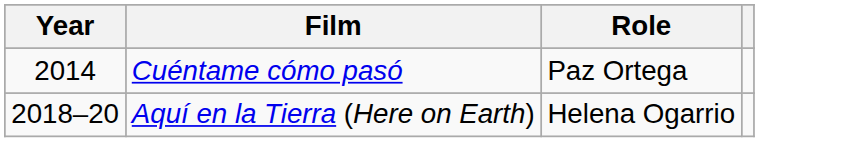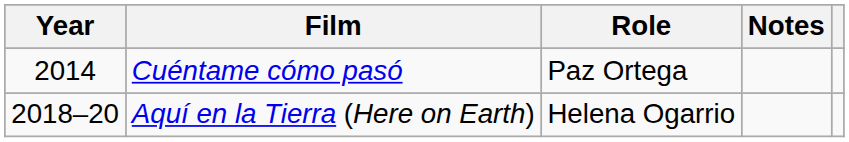+ column: (786, 26)
